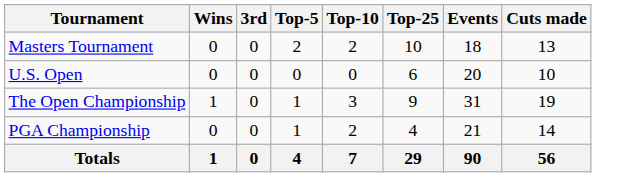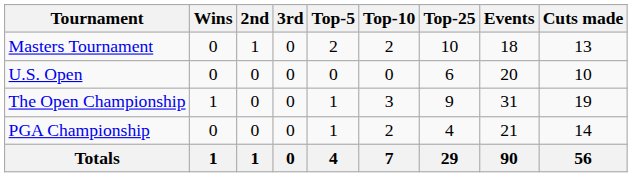+ column: (255, 18)
